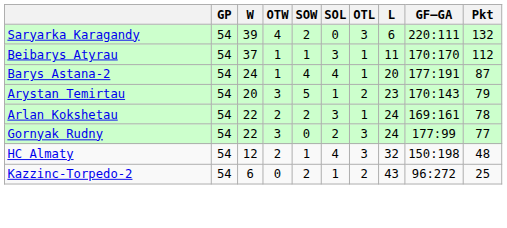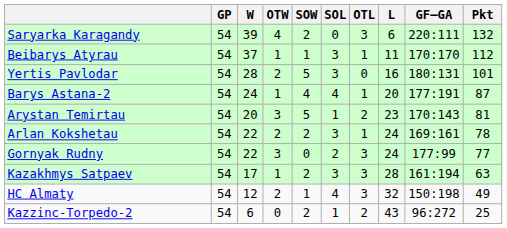+ row: (63, 74)
(483, 94) 79 -> (483, 114) 81
+ row: (70, 174)
(483, 154) 48 -> (483, 194) 49
